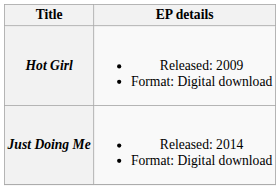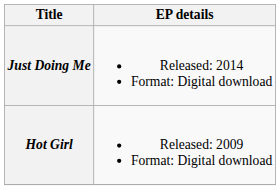rows swapped: (49, 65) <-> (49, 145)
